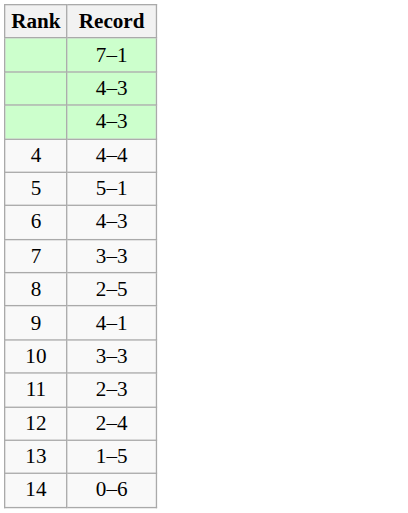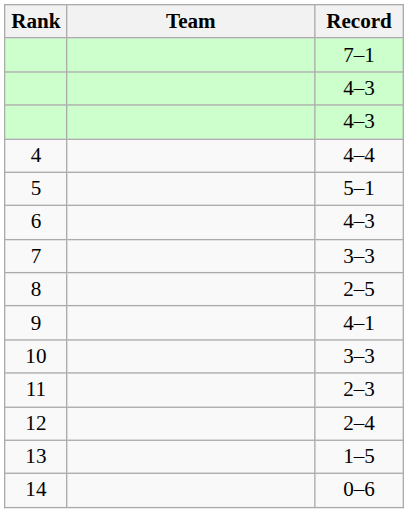+ column: (191, 21)
